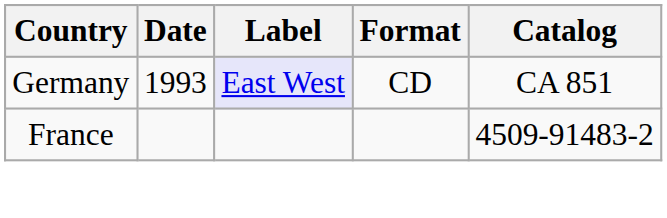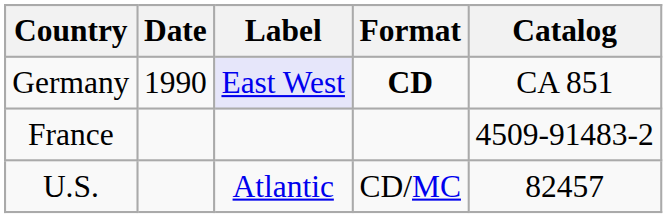(175, 82) 1993 -> (175, 82) 1990
(410, 82) normal -> (410, 82) bold
+ row: (71, 186)
